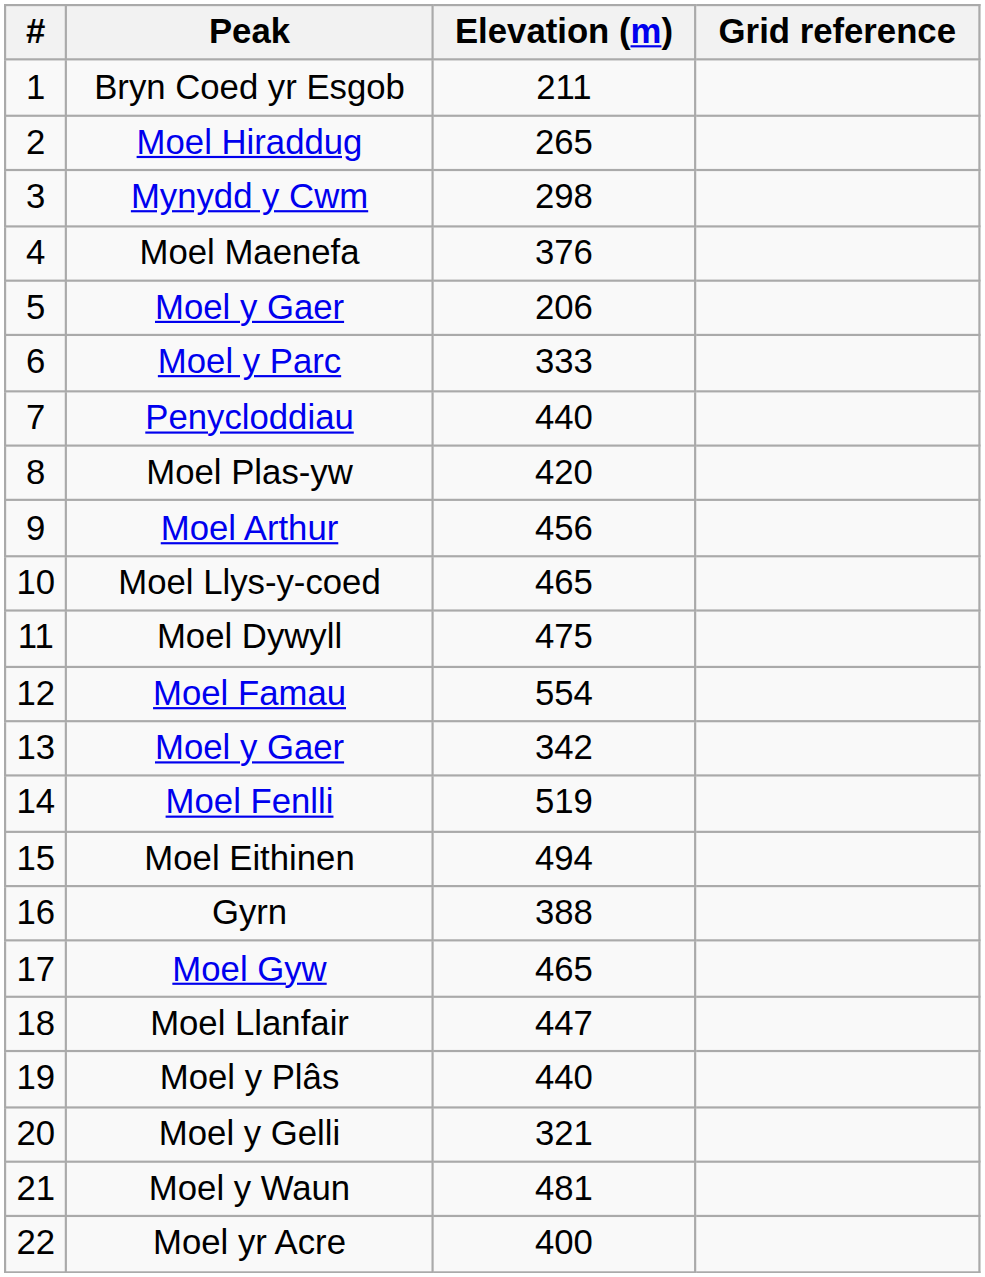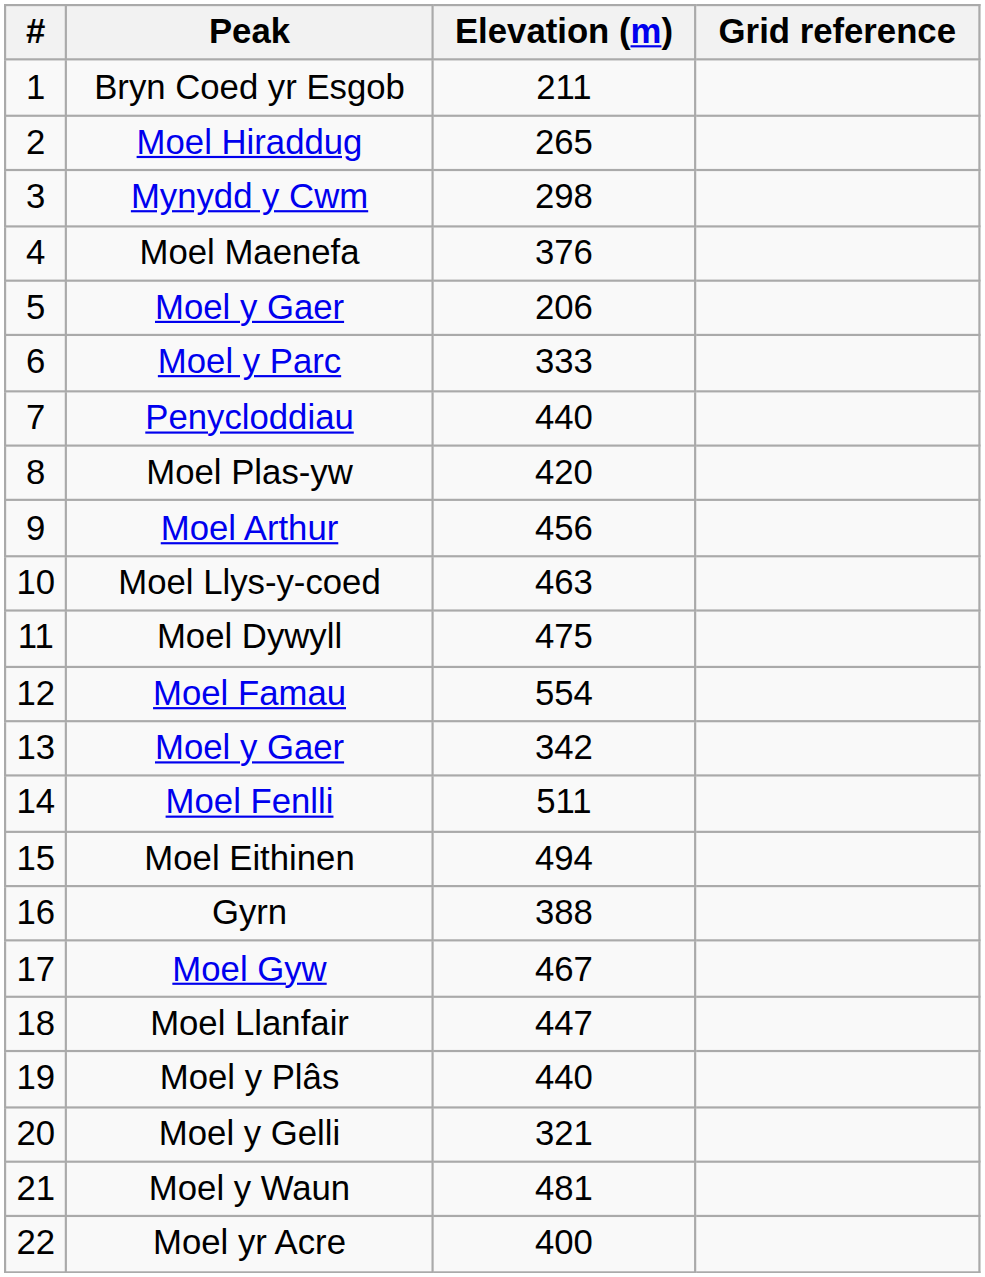(564, 582) 465 -> (564, 582) 463
(564, 802) 519 -> (564, 802) 511
(564, 968) 465 -> (564, 968) 467
